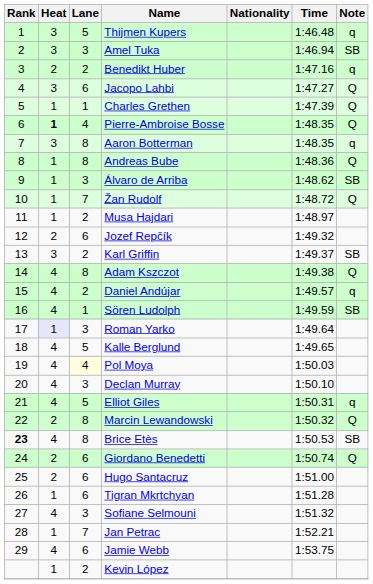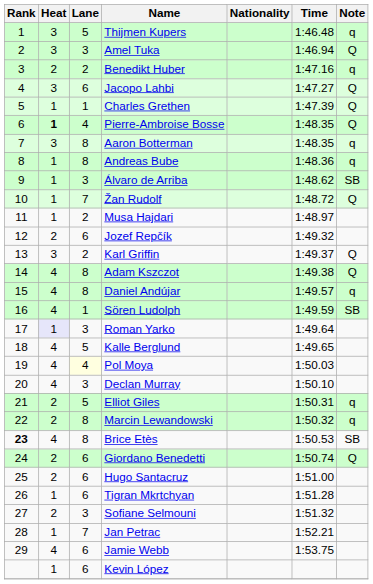(352, 50) SB -> (352, 50) Q
(352, 161) Q -> (352, 161) q
(352, 254) SB -> (352, 254) Q
(85, 291) 2 -> (85, 291) 8
(54, 402) 4 -> (54, 402) 2
(352, 421) Q -> (352, 421) q
(54, 513) 4 -> (54, 513) 2
(85, 569) 2 -> (85, 569) 6
